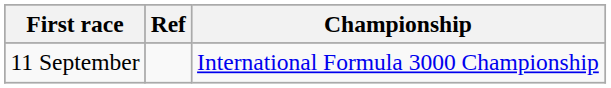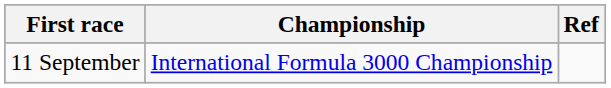columns swapped: (398, 23) <-> (168, 23)
